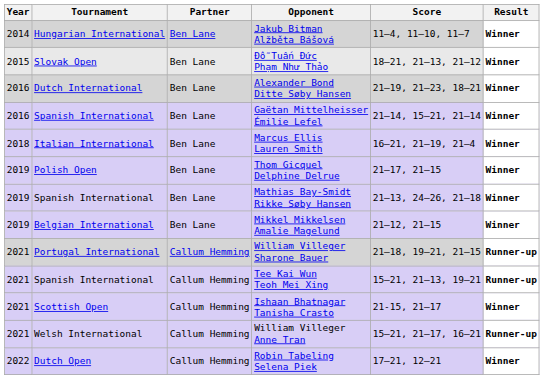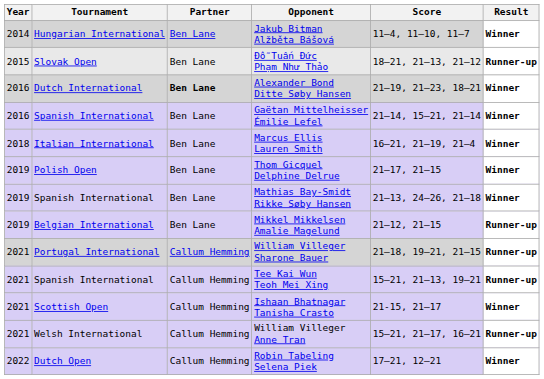(503, 61) Winner -> (511, 61) Runner-up
(193, 88) normal -> (193, 88) bold
(503, 224) Winner -> (511, 224) Runner-up
